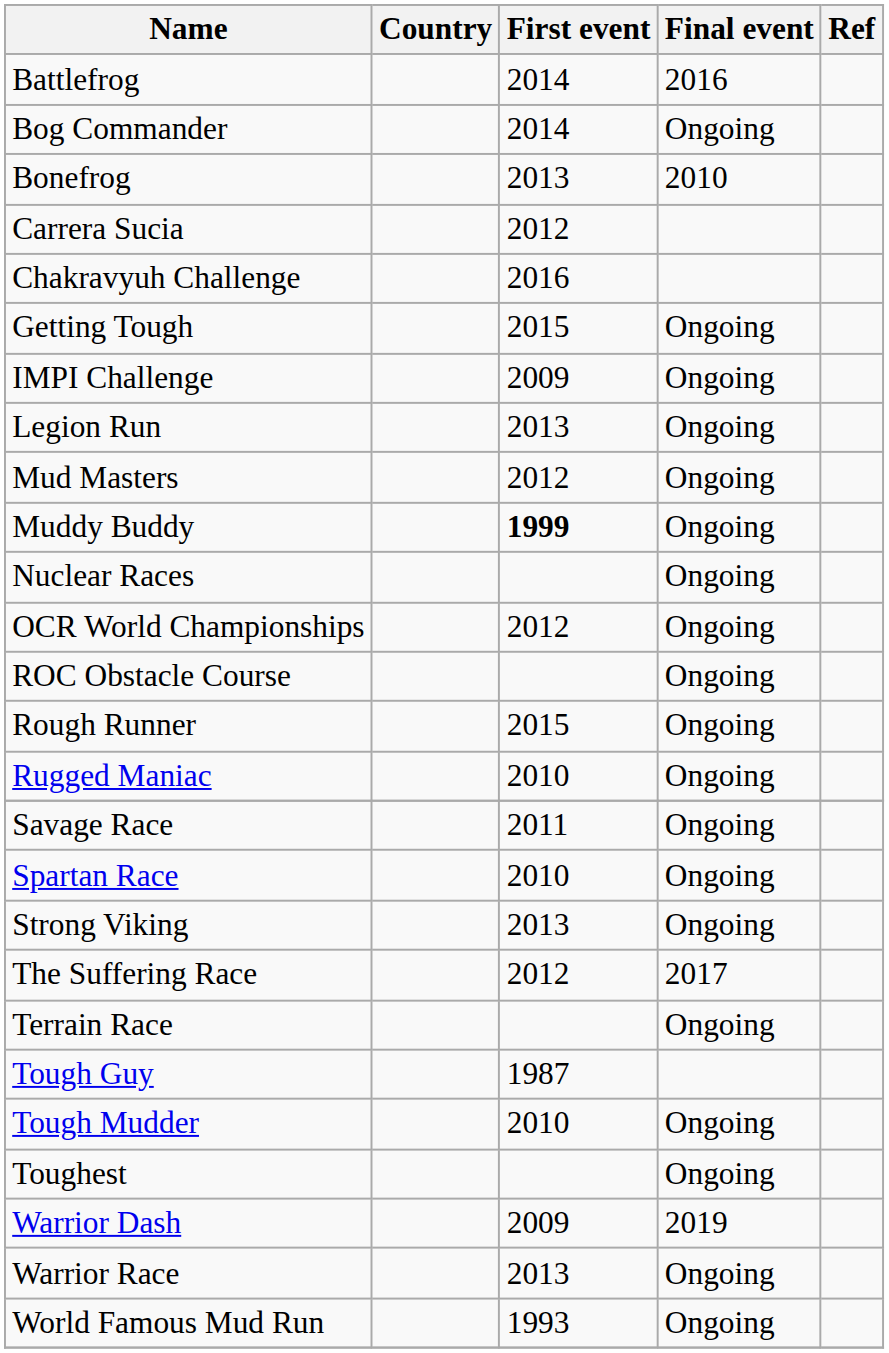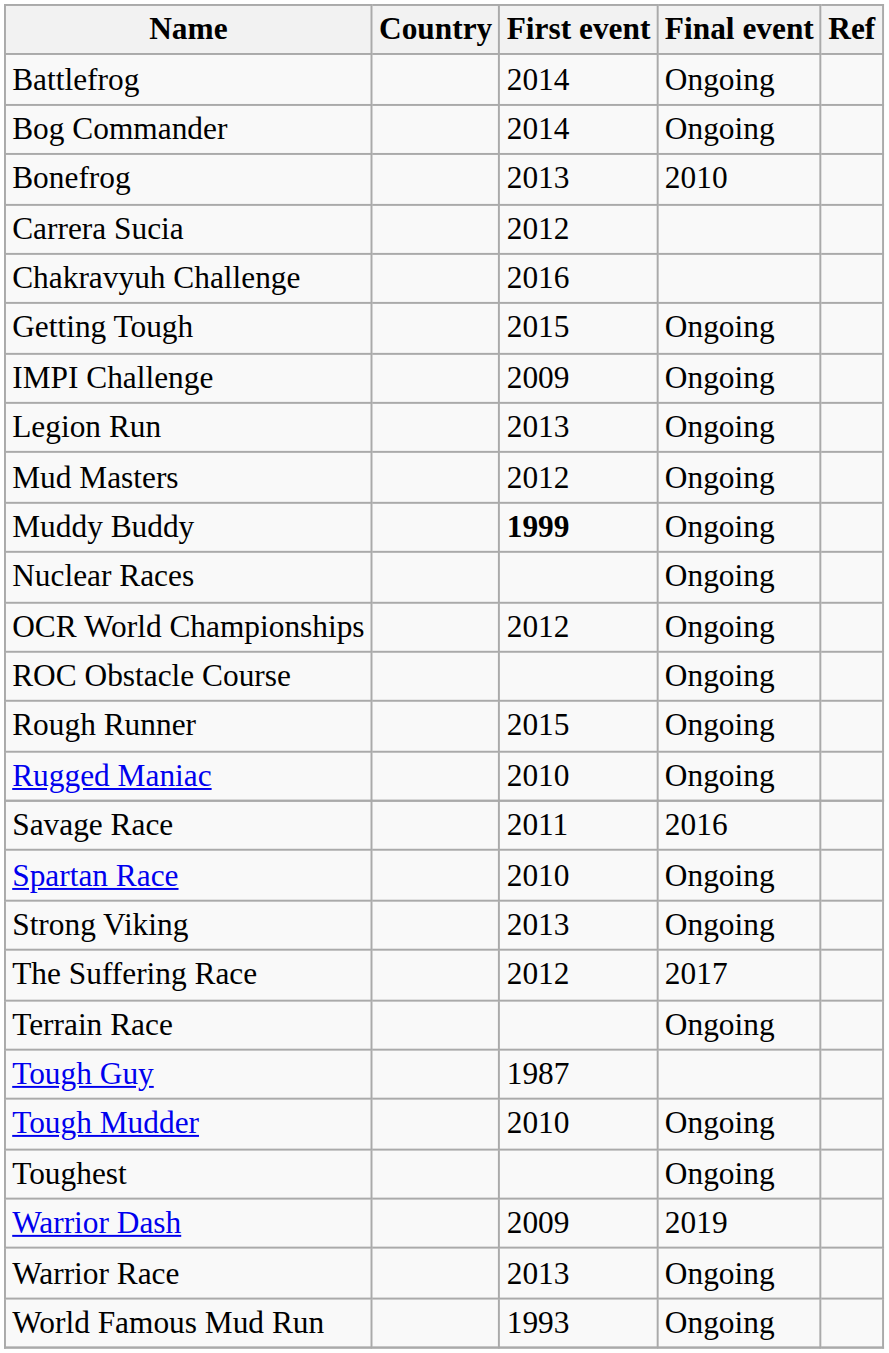(696, 79) 2016 -> (720, 79) Ongoing
(720, 825) Ongoing -> (696, 825) 2016
